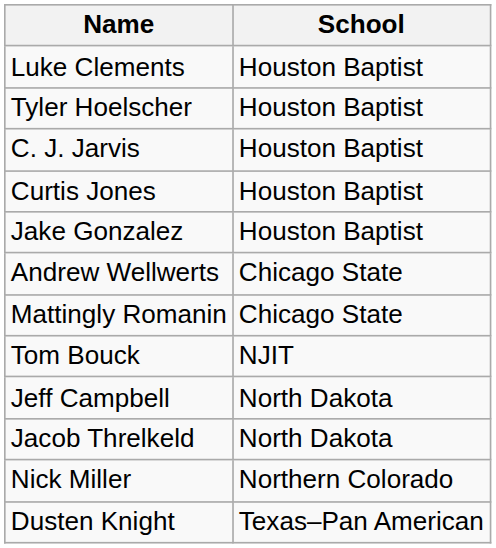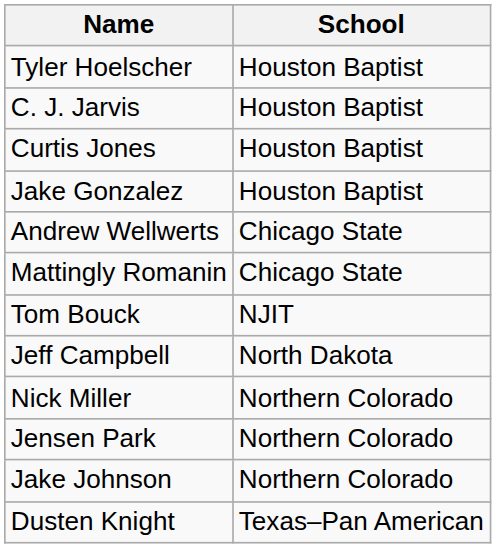- row: (98, 66)
- row: (103, 438)
+ row: (83, 438)
+ row: (91, 480)
